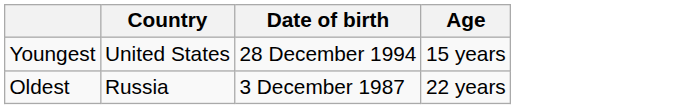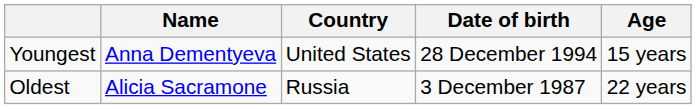+ column: (191, 20)
